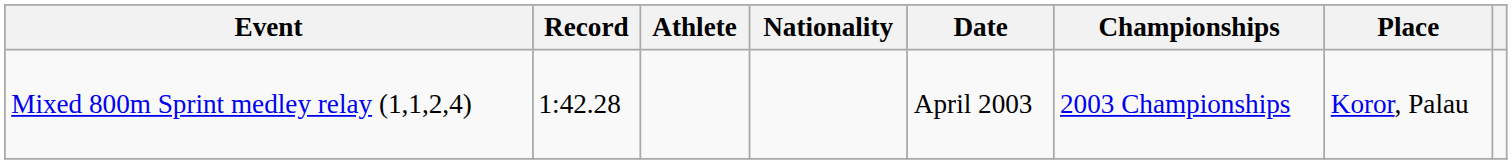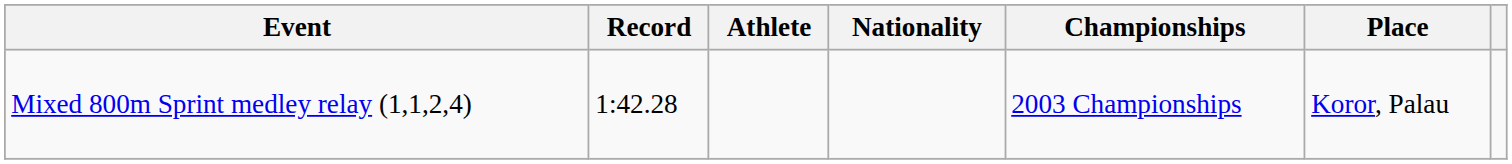- column: (981, 27)
